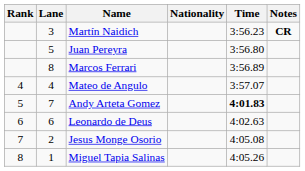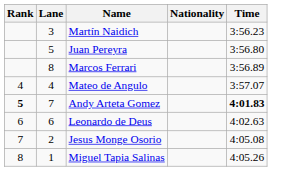- column: (283, 13)
(20, 103) normal -> (20, 103) bold
